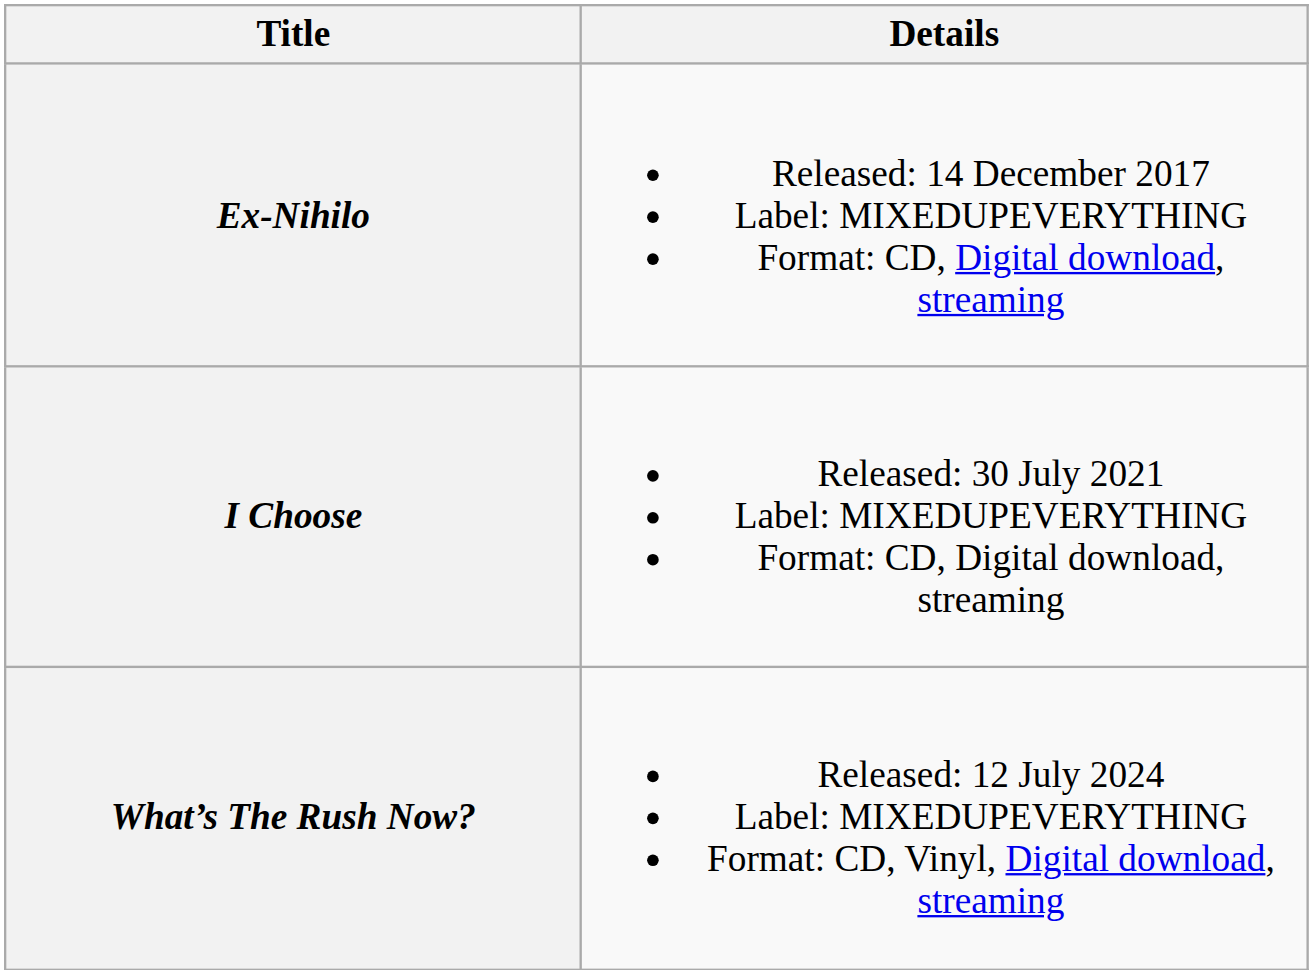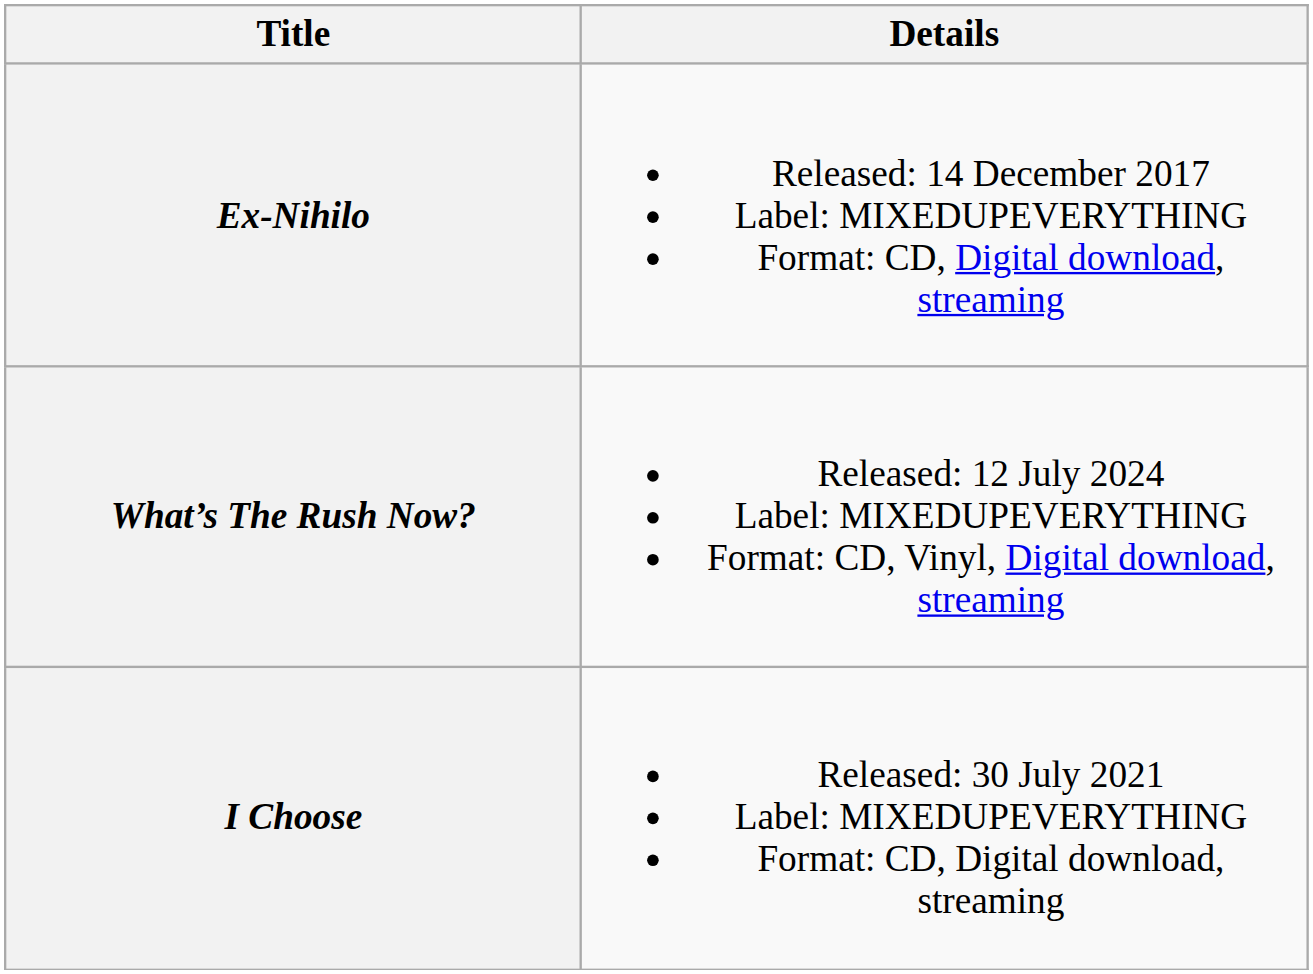rows swapped: (293, 515) <-> (293, 817)
